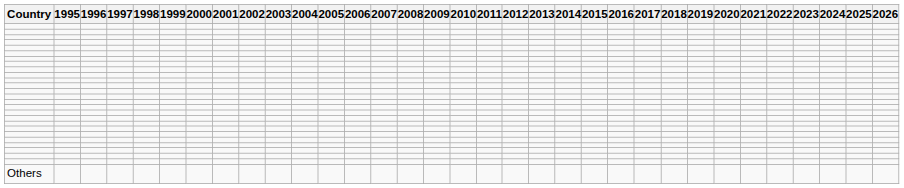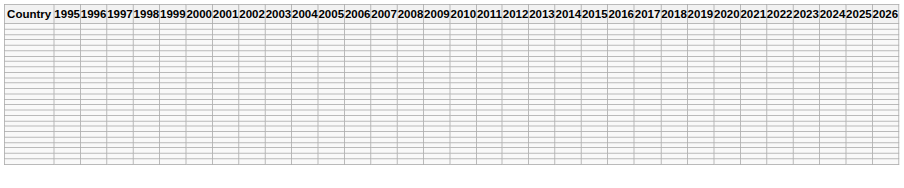- row: (24, 174)
